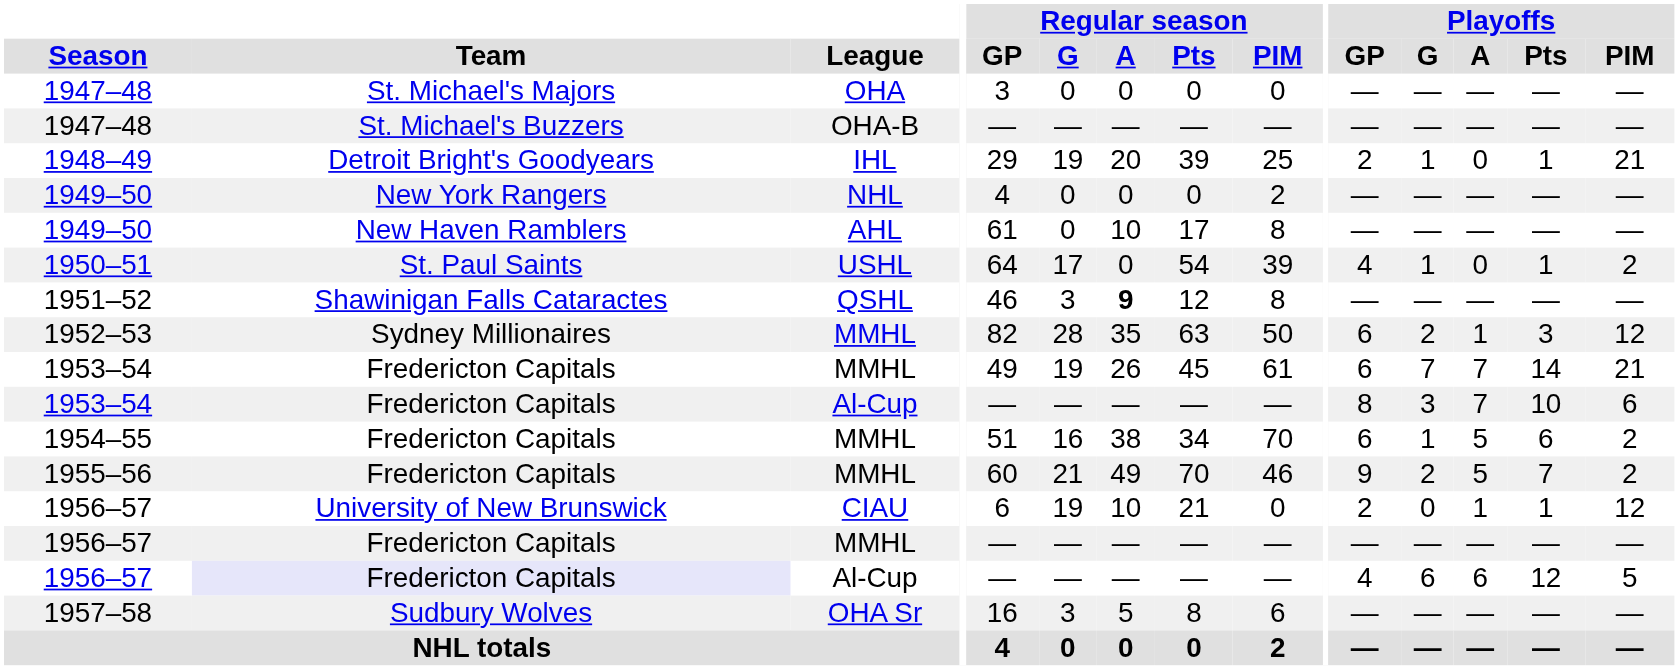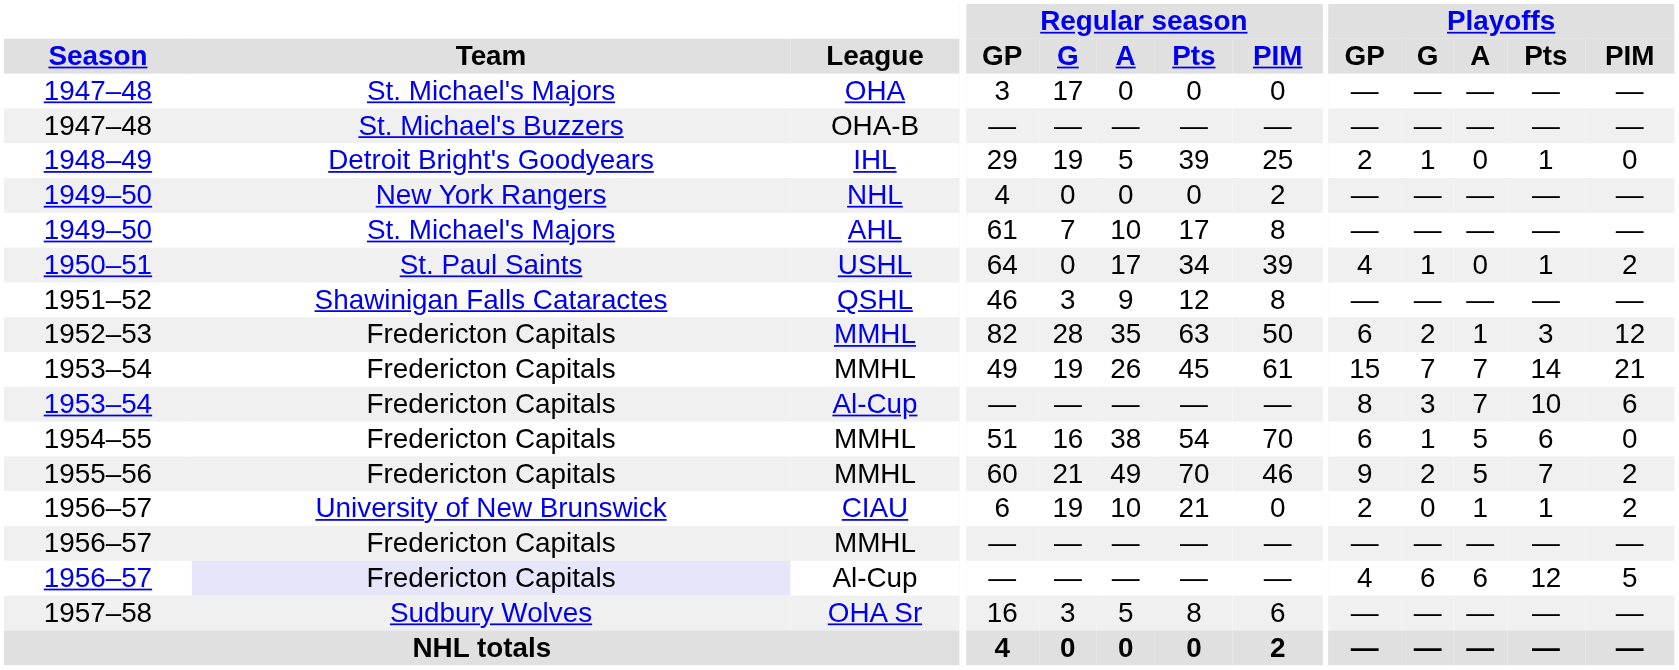(1068, 90) 0 -> (1068, 90) 17
(1126, 160) 20 -> (1126, 160) 5
(1630, 160) 21 -> (1630, 160) 0
(491, 229) New Haven Ramblers -> (491, 229) St. Michael's Majors
(1068, 229) 0 -> (1068, 229) 7
(1068, 264) 17 -> (1068, 264) 0
(1126, 264) 0 -> (1126, 264) 17
(1194, 264) 54 -> (1194, 264) 34
(1126, 299) bold -> (1126, 299) normal
(491, 334) Sydney Millionaires -> (491, 334) Fredericton Capitals
(1365, 369) 6 -> (1365, 369) 15
(1194, 438) 34 -> (1194, 438) 54
(1630, 438) 2 -> (1630, 438) 0
(1630, 508) 12 -> (1630, 508) 2
